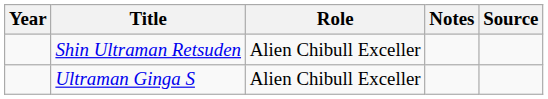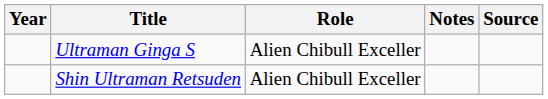rows swapped: (125, 79) <-> (148, 49)
